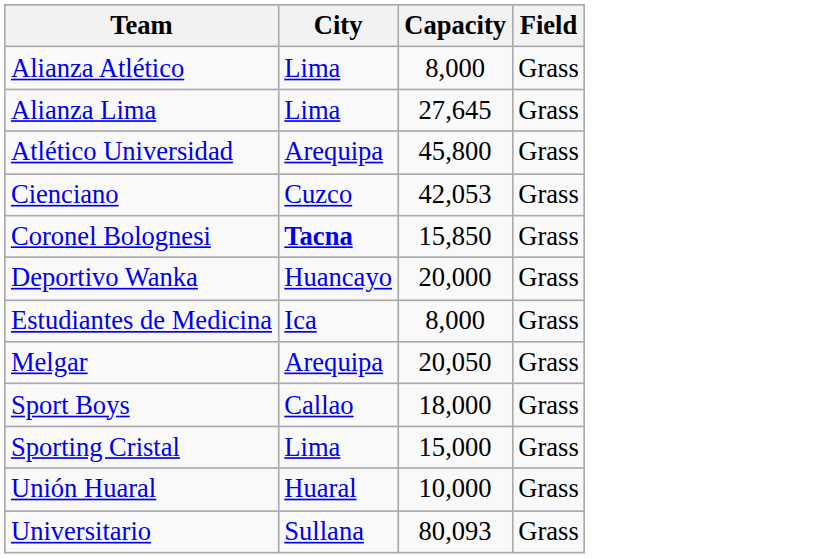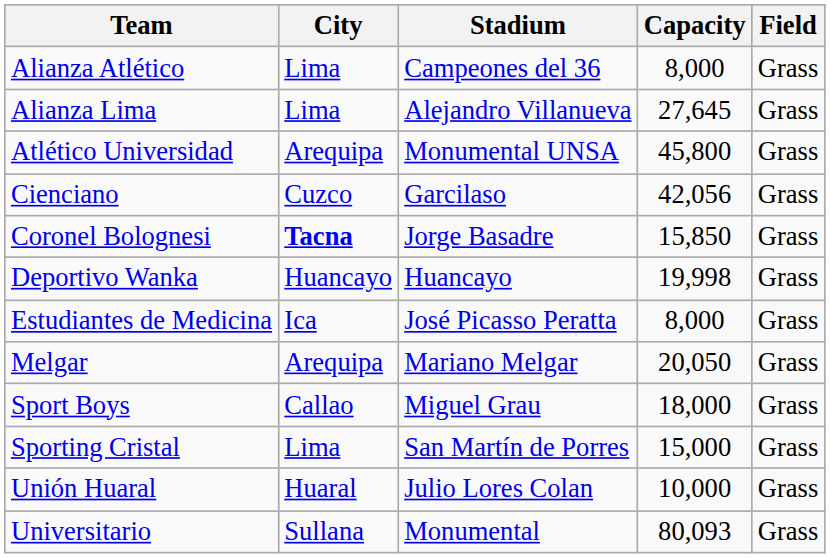+ column: (518, 25)
(455, 194) 42,053 -> (695, 194) 42,056
(455, 278) 20,000 -> (695, 278) 19,998
